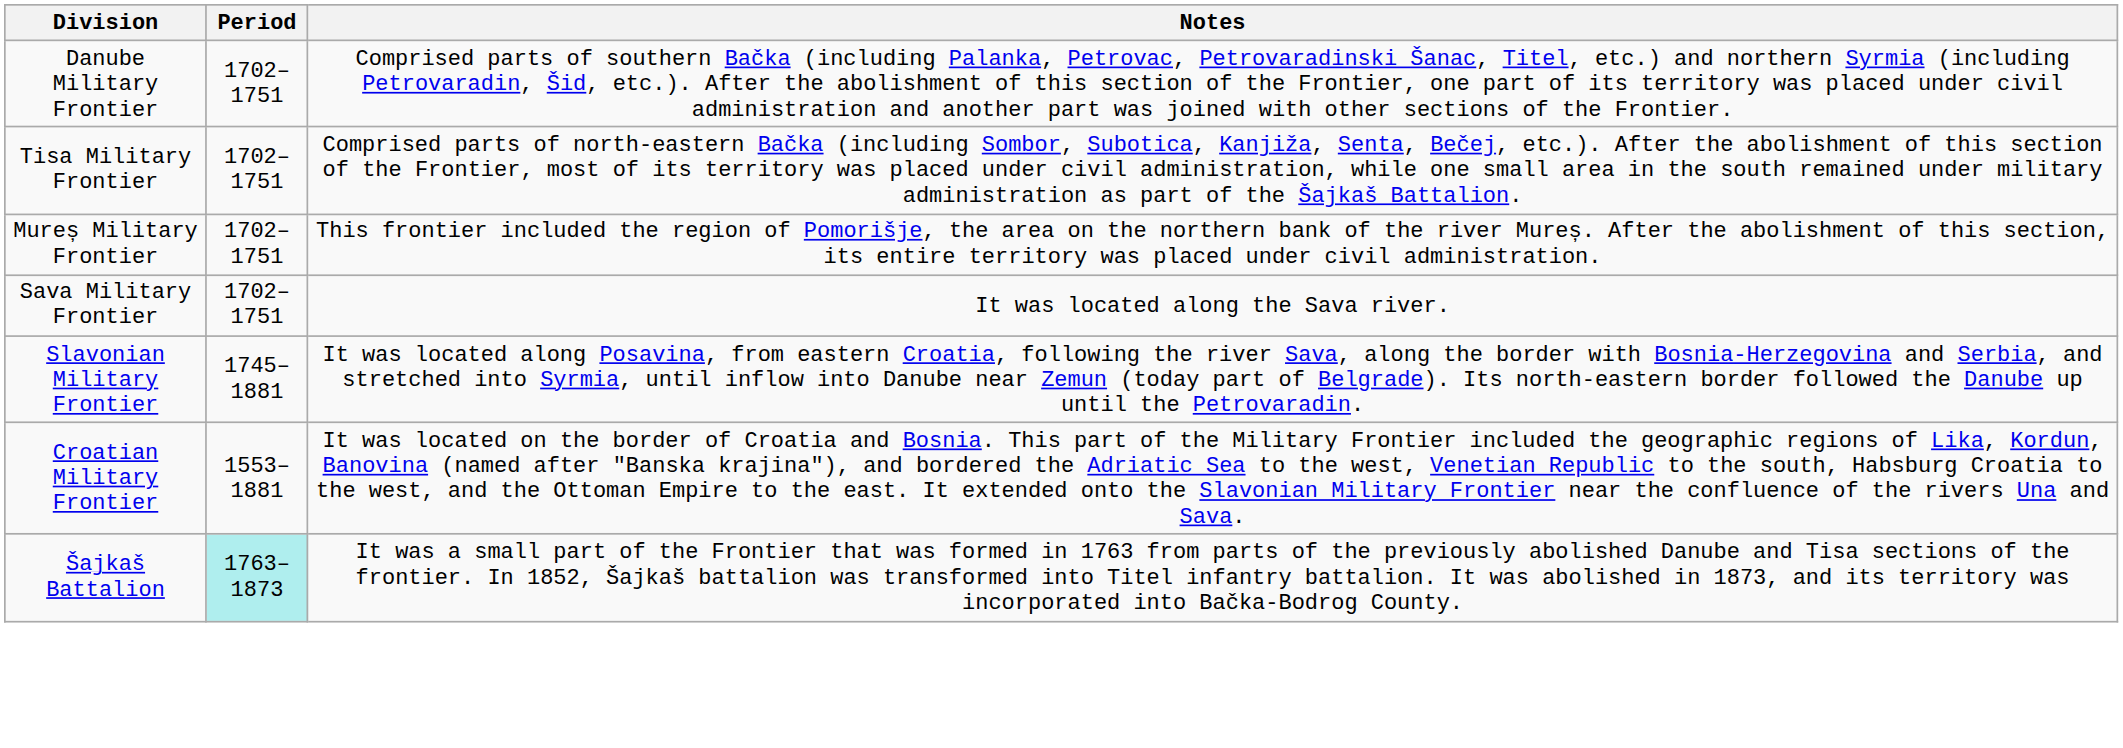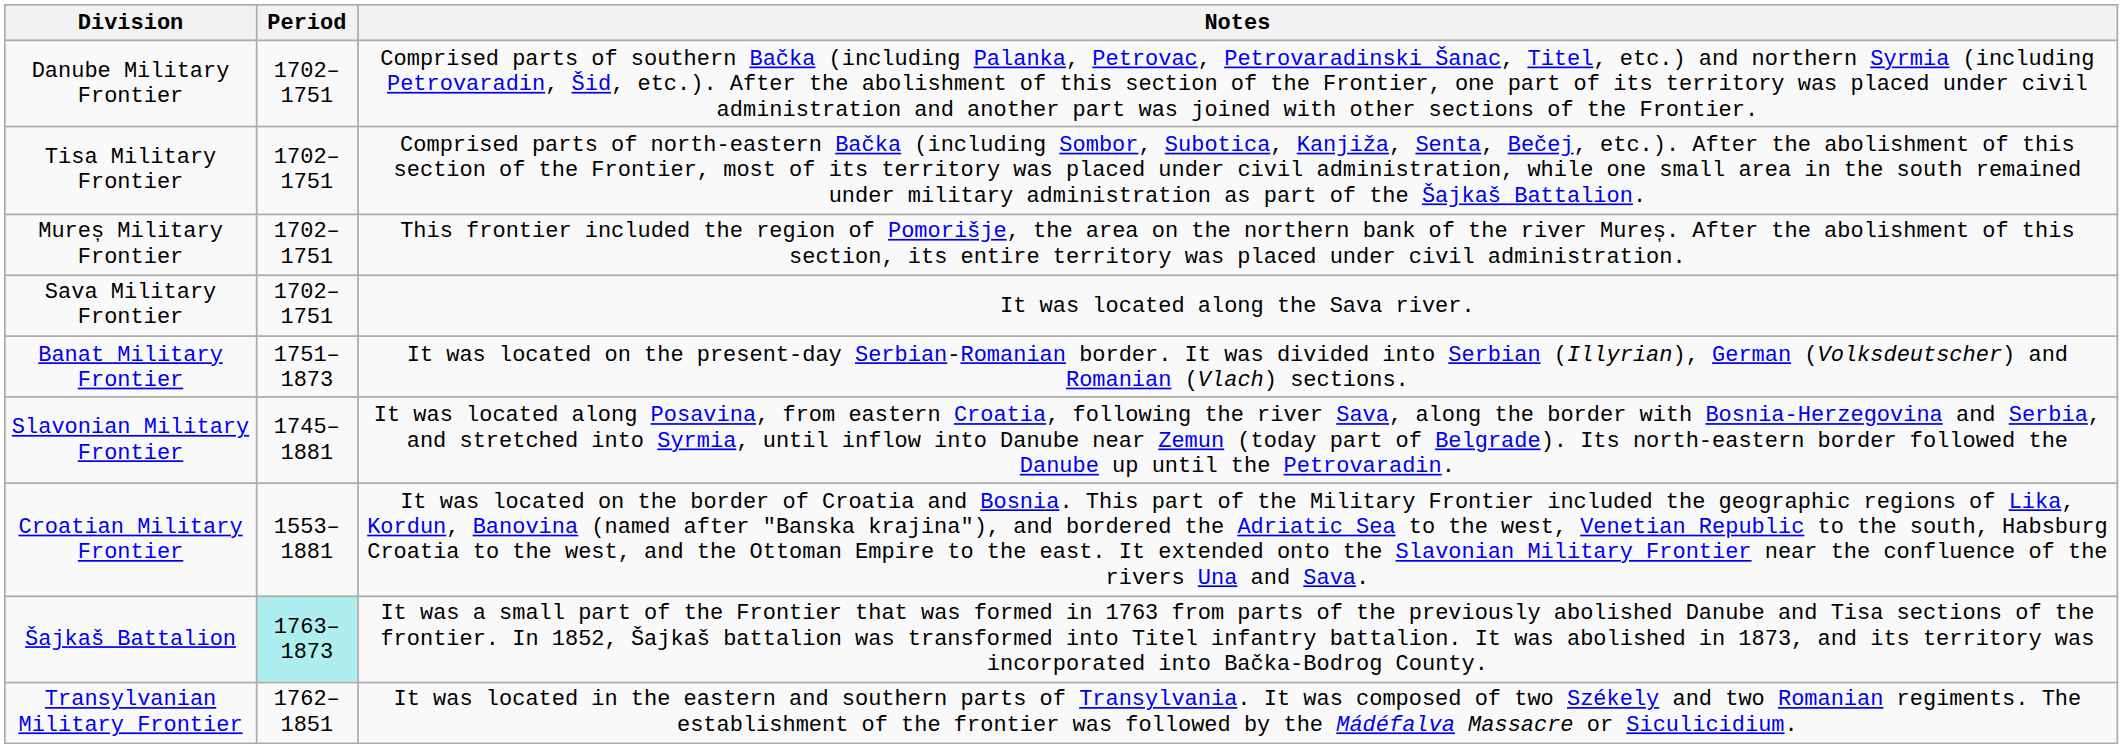+ row: (131, 367)
+ row: (131, 713)
